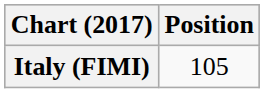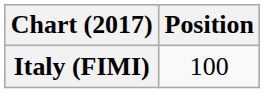(209, 66) 105 -> (209, 66) 100
